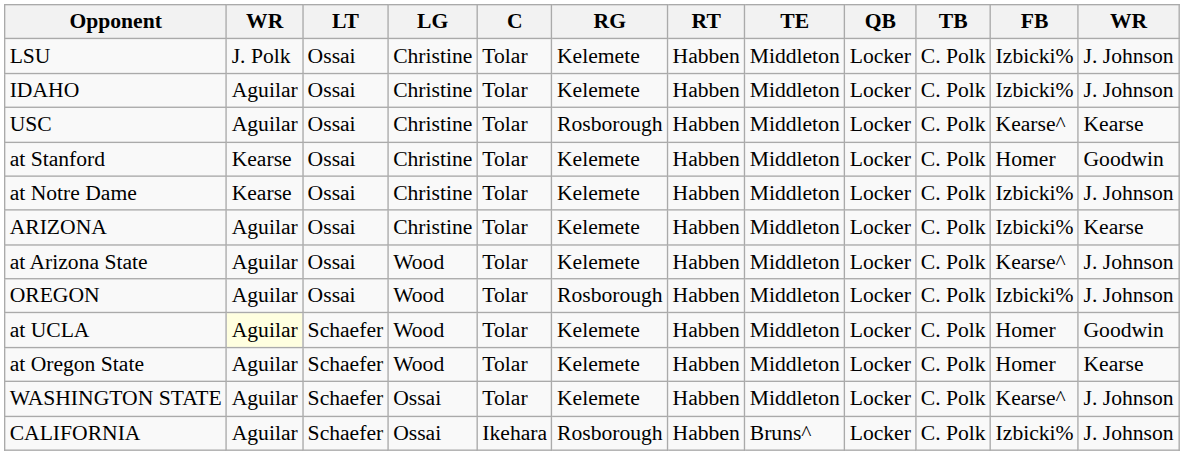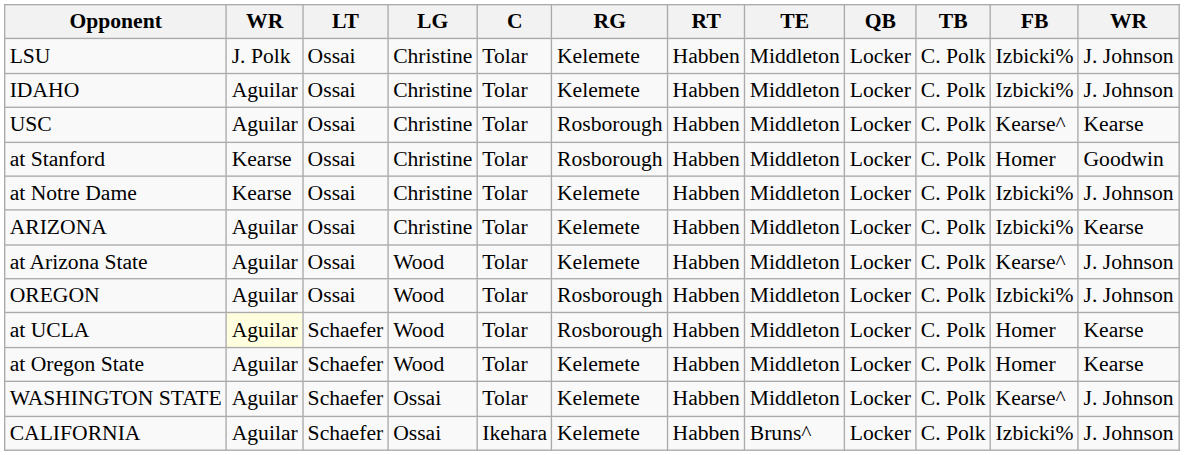(598, 158) Kelemete -> (610, 158) Rosborough
(598, 329) Kelemete -> (610, 329) Rosborough
(1124, 329) Goodwin -> (1113, 329) Kearse
(610, 432) Rosborough -> (598, 432) Kelemete
